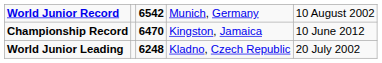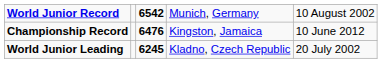(151, 31) 6470 -> (151, 31) 6476
(151, 49) 6248 -> (151, 49) 6245
